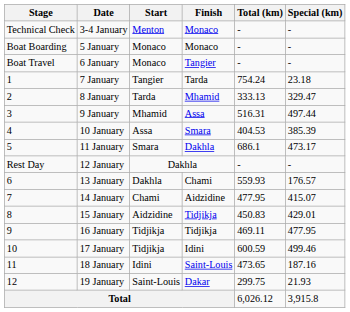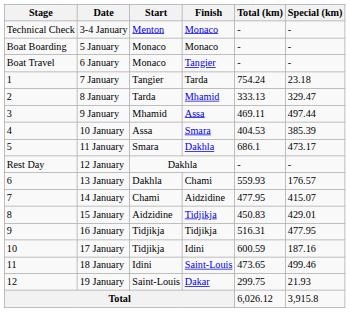(251, 113) 516.31 -> (251, 113) 469.11
(251, 231) 469.11 -> (251, 231) 516.31
(302, 248) 499.46 -> (302, 248) 187.16
(302, 264) 187.16 -> (302, 264) 499.46
